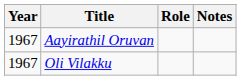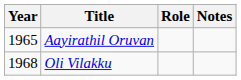(23, 39) 1967 -> (23, 39) 1965
(23, 63) 1967 -> (23, 63) 1968
